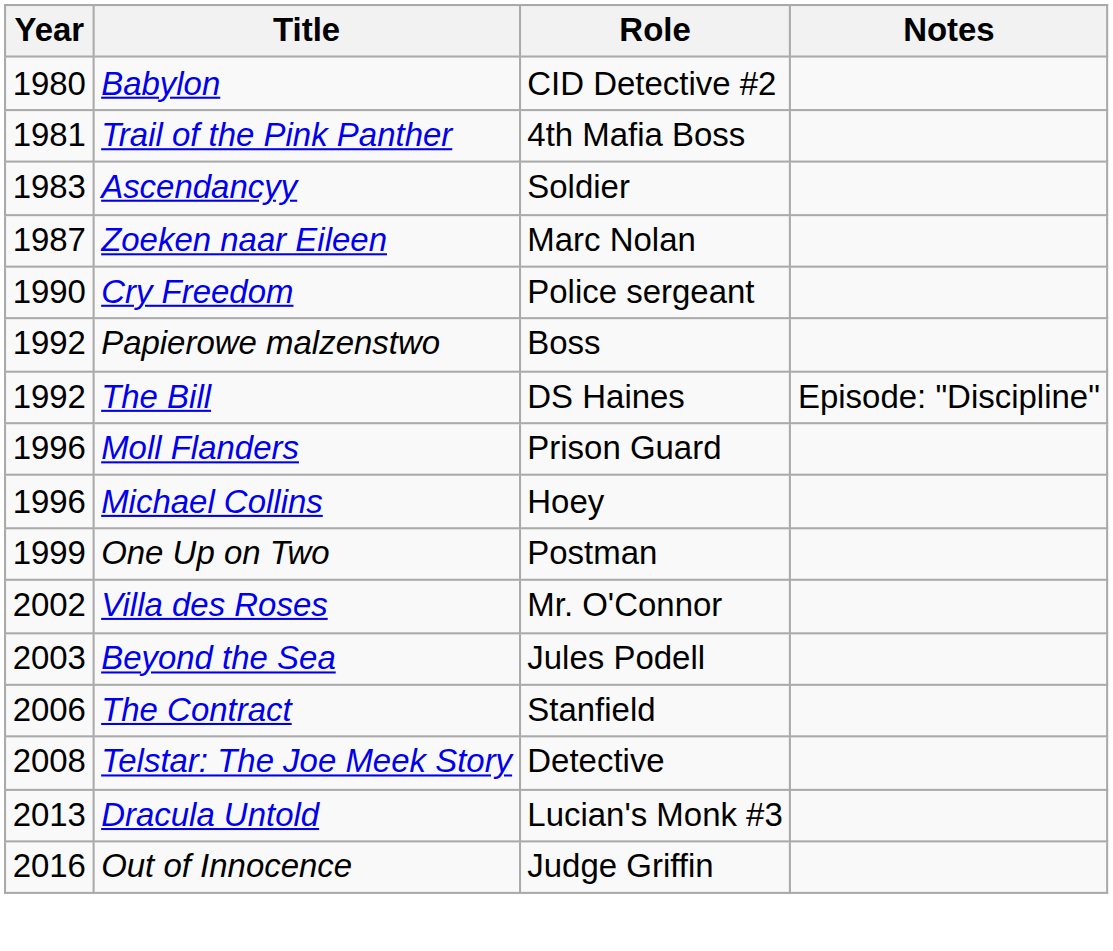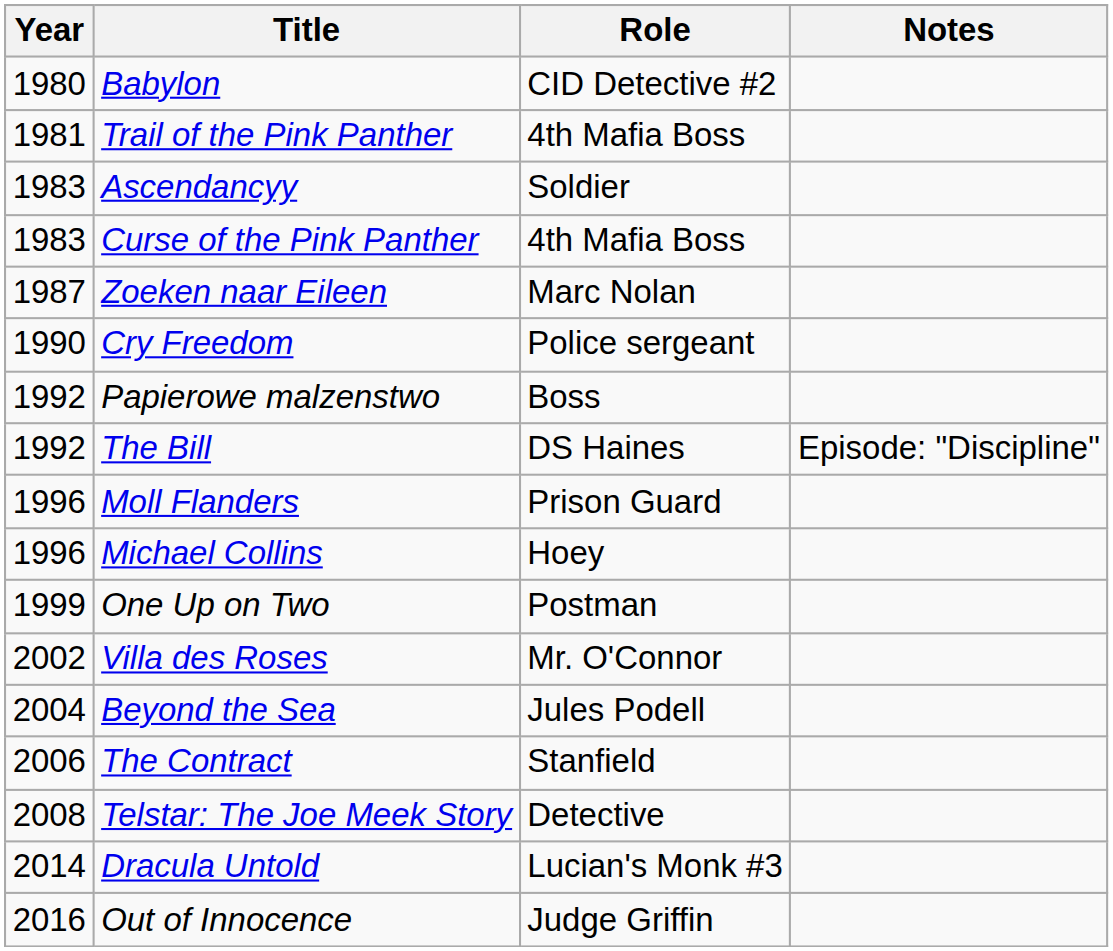+ row: (290, 239)
(49, 657) 2003 -> (49, 710) 2004
(49, 814) 2013 -> (49, 866) 2014
